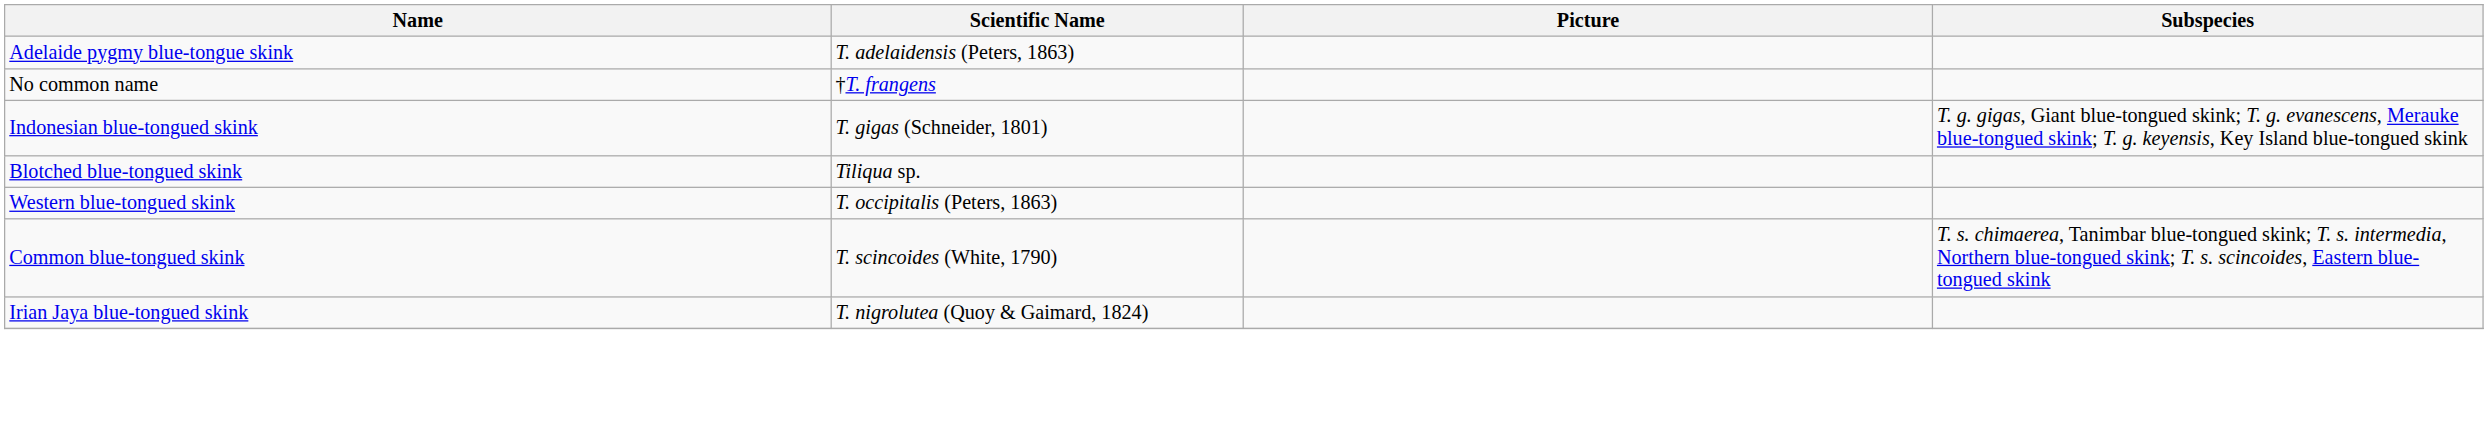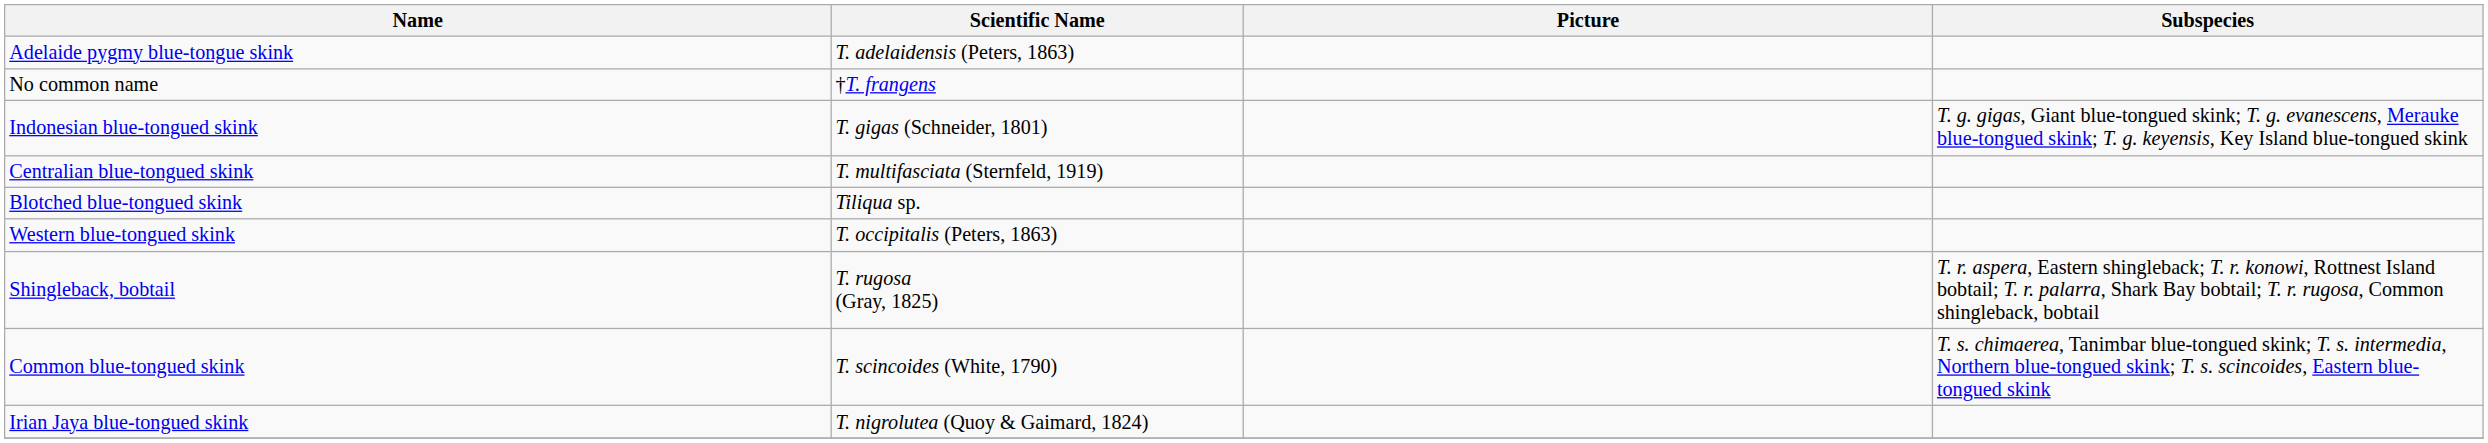+ row: (131, 171)
+ row: (92, 289)
